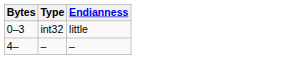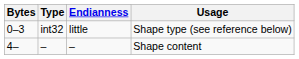+ column: (213, 12)
